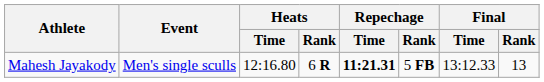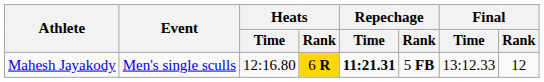(319, 65) no background -> (319, 65) gold background
(519, 65) 13 -> (519, 65) 12
